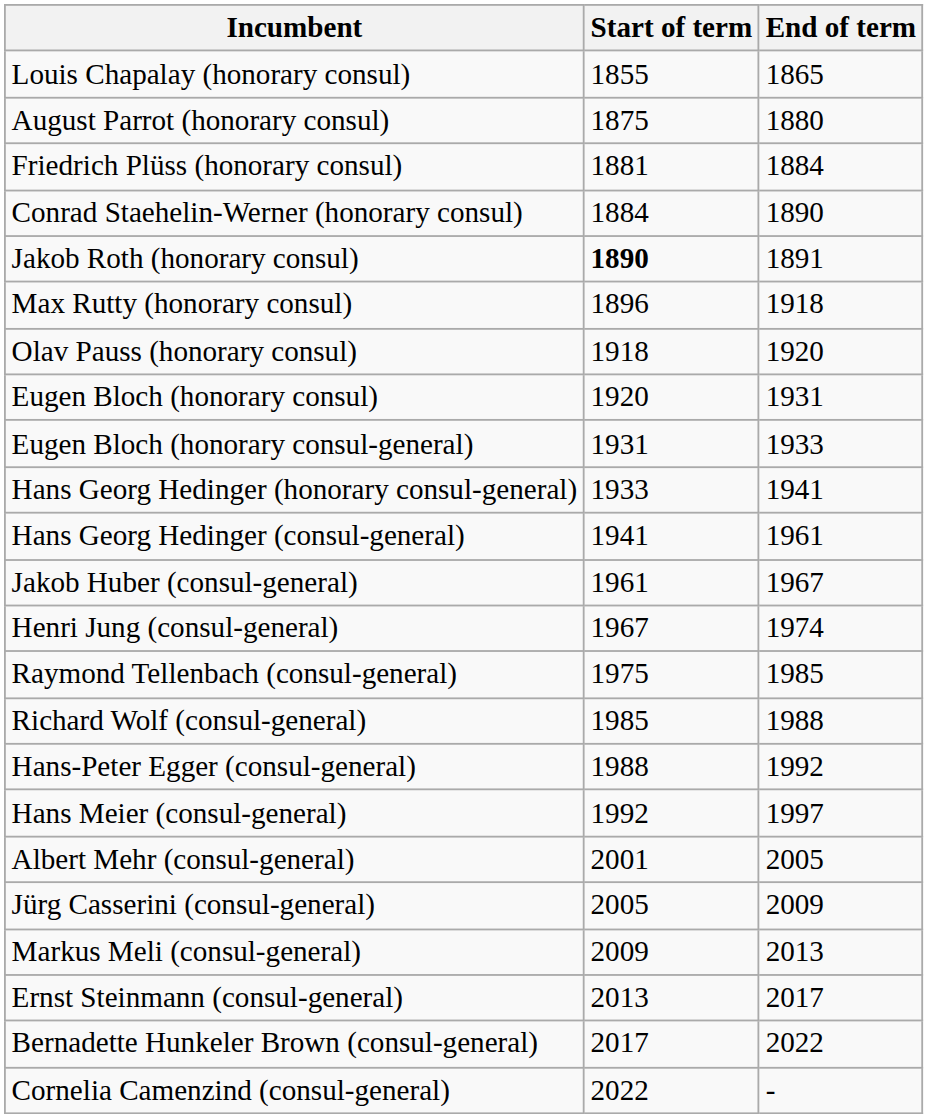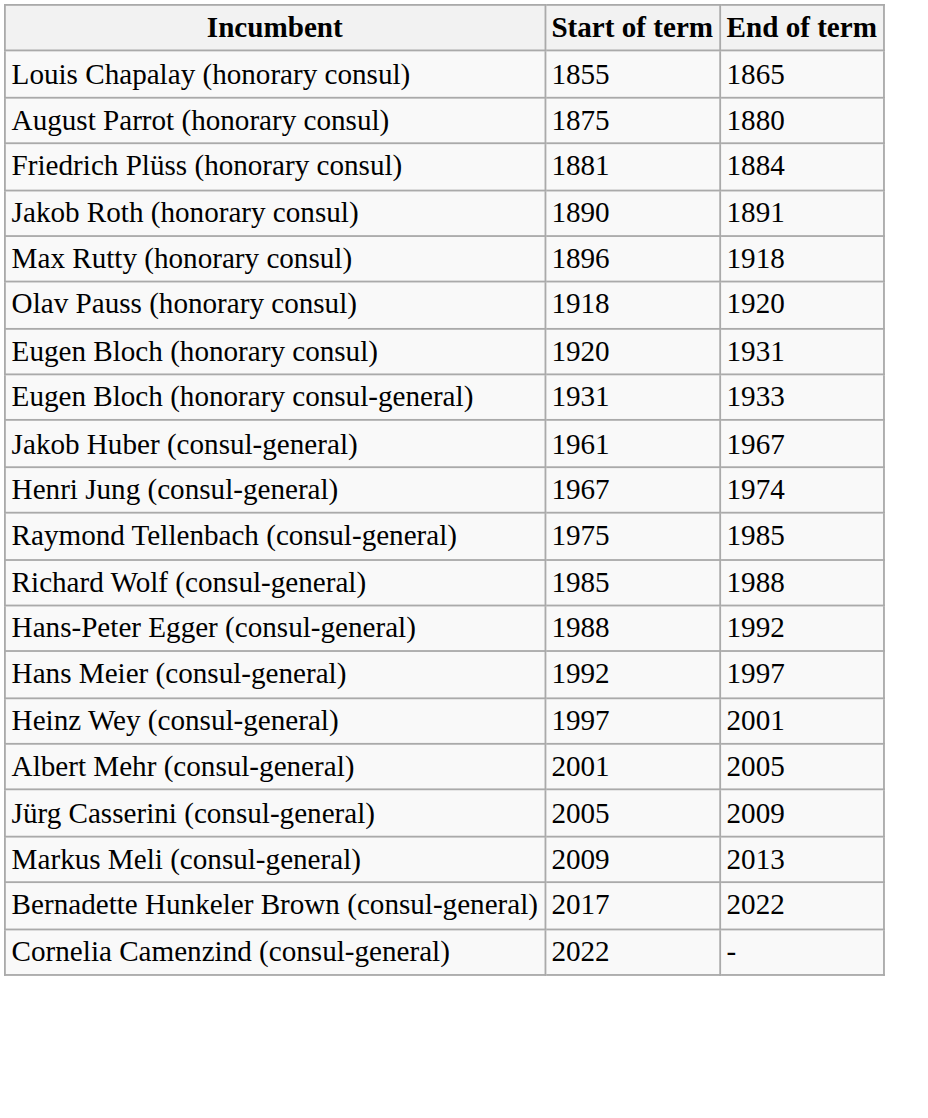- row: (267, 212)
(620, 258) bold -> (581, 212) normal
- row: (294, 489)
- row: (238, 535)
+ row: (175, 720)
- row: (207, 997)
